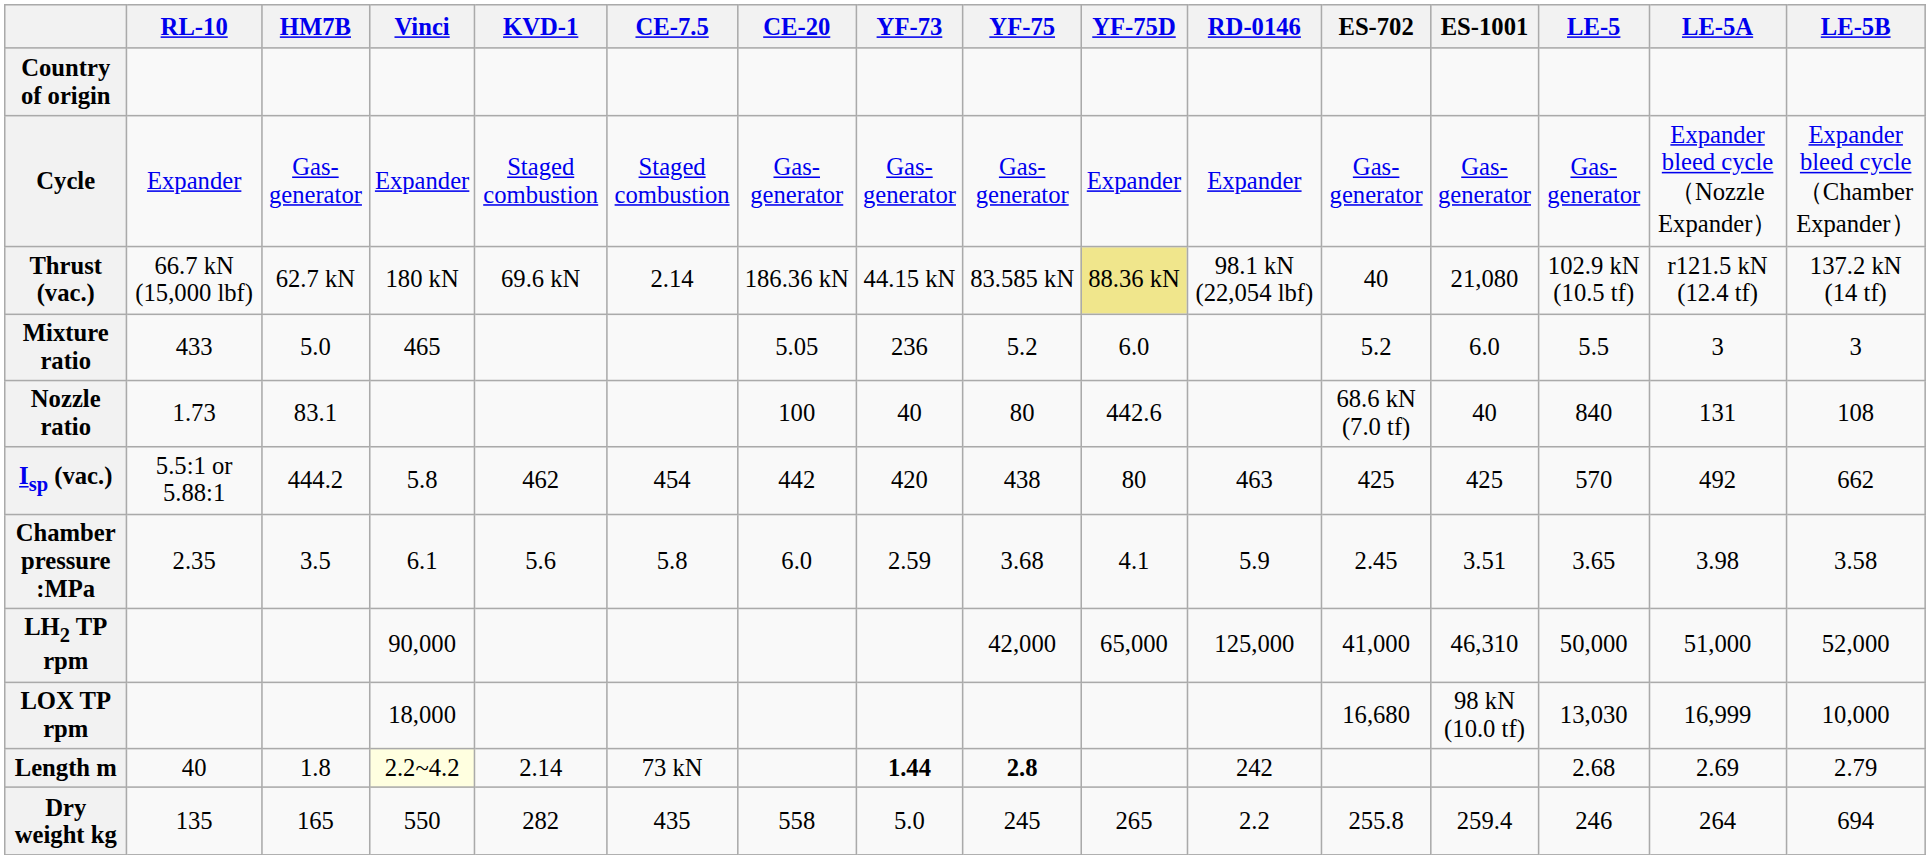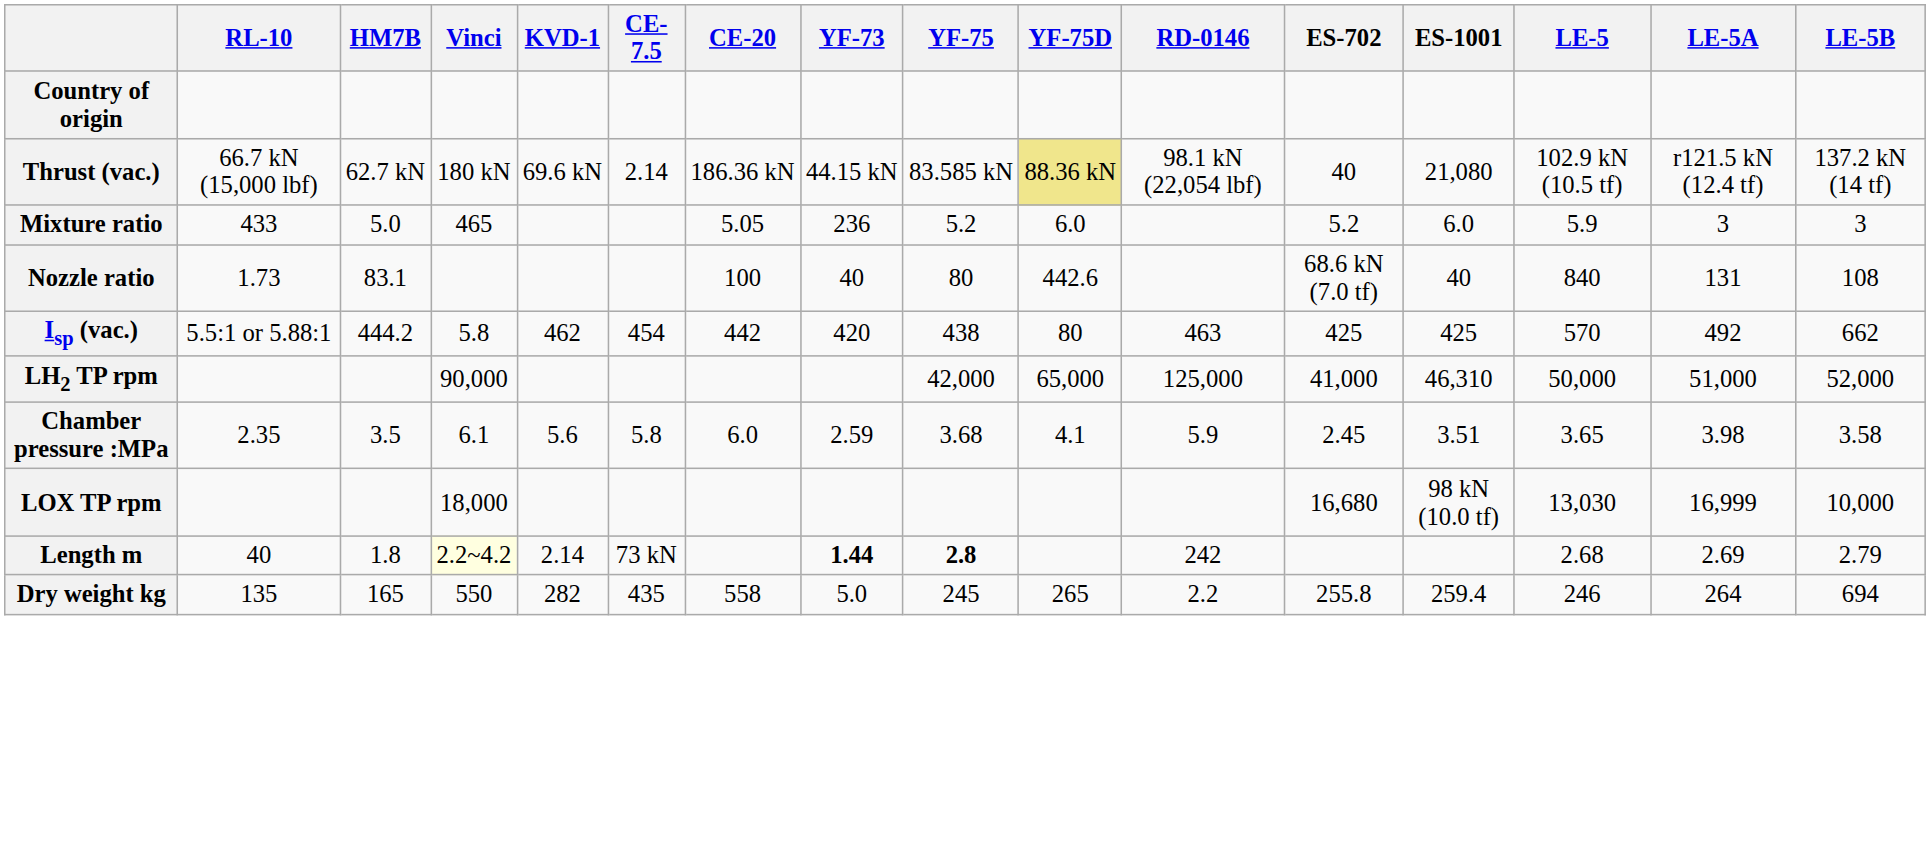- row: (66, 180)
(1594, 346) 5.5 -> (1582, 224) 5.9
rows swapped: (66, 560) <-> (66, 644)
